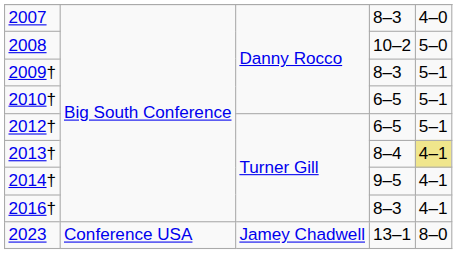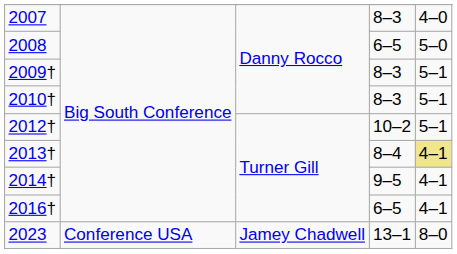(392, 45) 10–2 -> (387, 45) 6–5
(387, 99) 6–5 -> (387, 99) 8–3
(387, 126) 6–5 -> (392, 126) 10–2
(387, 208) 8–3 -> (387, 208) 6–5
